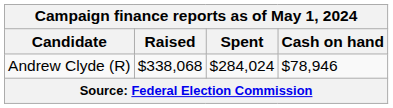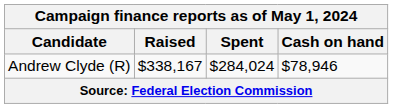(170, 66) $338,068 -> (170, 66) $338,167
